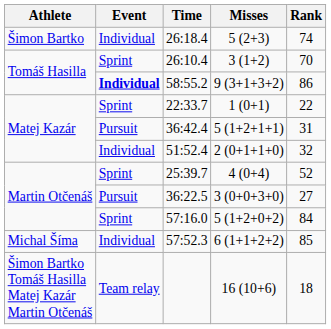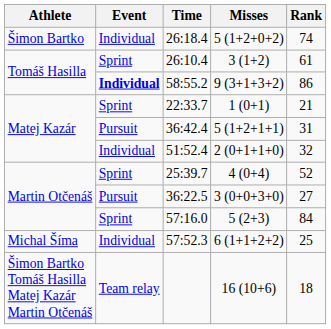(249, 38) 5 (2+3) -> (249, 38) 5 (1+2+0+2)
(306, 61) 70 -> (306, 61) 61
(306, 106) 22 -> (306, 106) 21
(249, 219) 5 (1+2+0+2) -> (249, 219) 5 (2+3)
(306, 241) 85 -> (306, 241) 25
